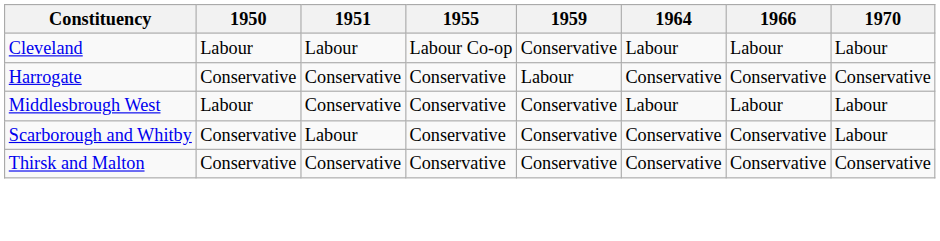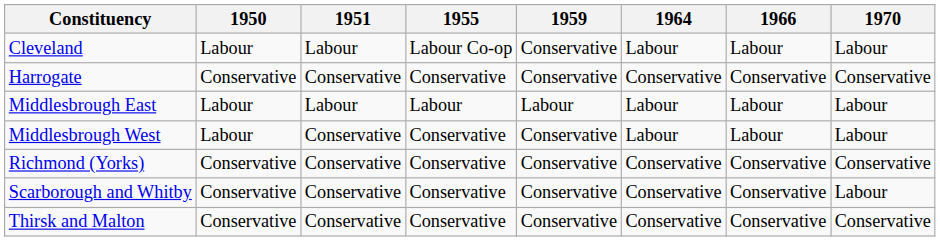(547, 76) Labour -> (569, 76) Conservative
+ row: (82, 105)
+ row: (77, 163)
(331, 134) Labour -> (353, 192) Conservative
